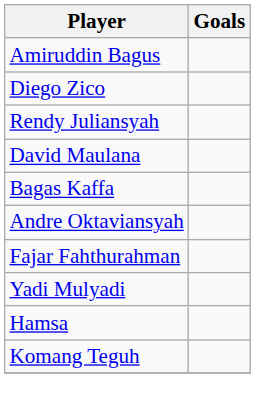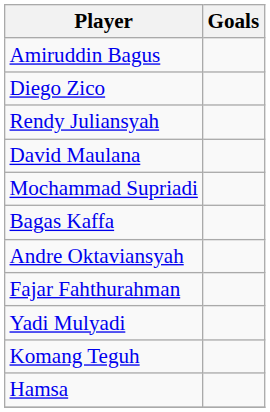+ row: (104, 188)
rows swapped: (75, 356) <-> (39, 322)
